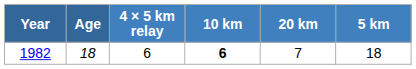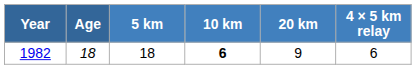columns swapped: (374, 24) <-> (147, 24)
(298, 53) 7 -> (298, 53) 9
